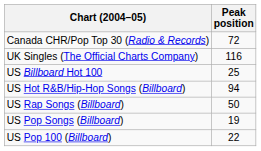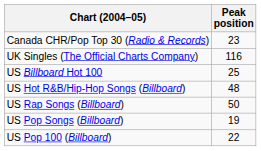(234, 40) 72 -> (234, 40) 23
(234, 89) 94 -> (234, 89) 48
